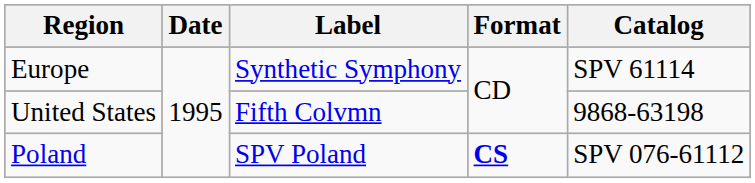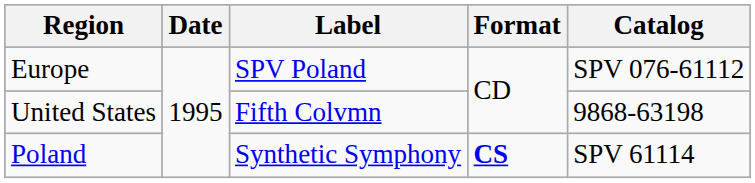(348, 68) Synthetic Symphony -> (301, 68) SPV Poland
(634, 68) SPV 61114 -> (659, 68) SPV 076-61112
(301, 154) SPV Poland -> (348, 154) Synthetic Symphony
(659, 154) SPV 076-61112 -> (634, 154) SPV 61114
